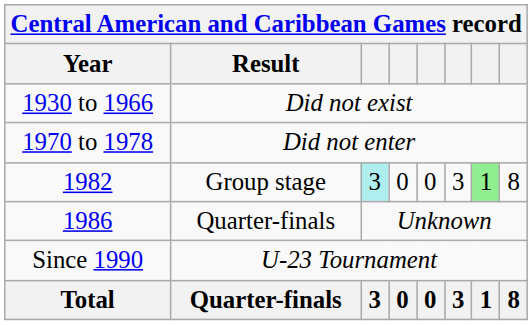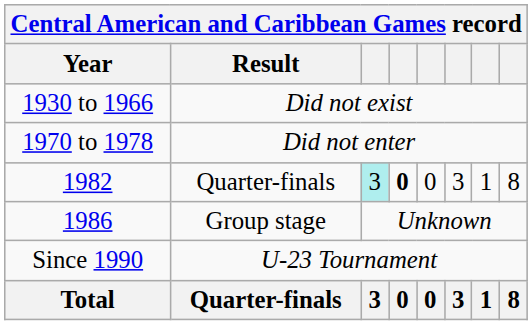(266, 181) Group stage -> (266, 181) Quarter-finals
(403, 181) normal -> (403, 181) bold
(486, 181) lightgreen background -> (486, 181) no background
(266, 220) Quarter-finals -> (266, 220) Group stage
